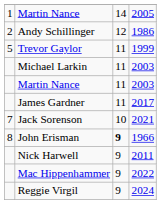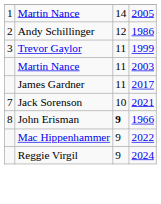(10, 48) 5 -> (10, 48) 3
- row: (52, 66)
- row: (48, 155)
